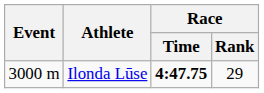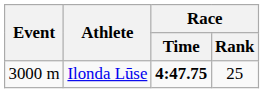(235, 74) 29 -> (235, 74) 25
